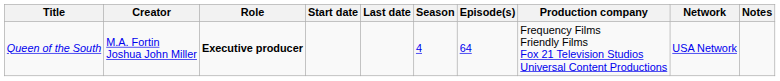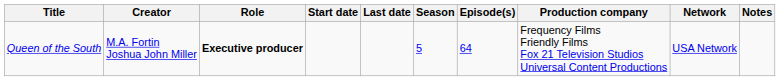(419, 48) 4 -> (419, 48) 5
